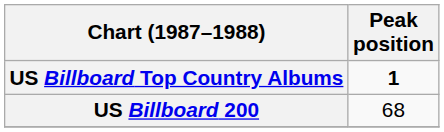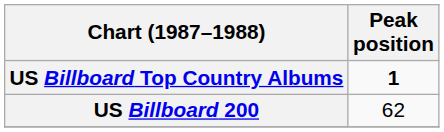(393, 110) 68 -> (393, 110) 62
